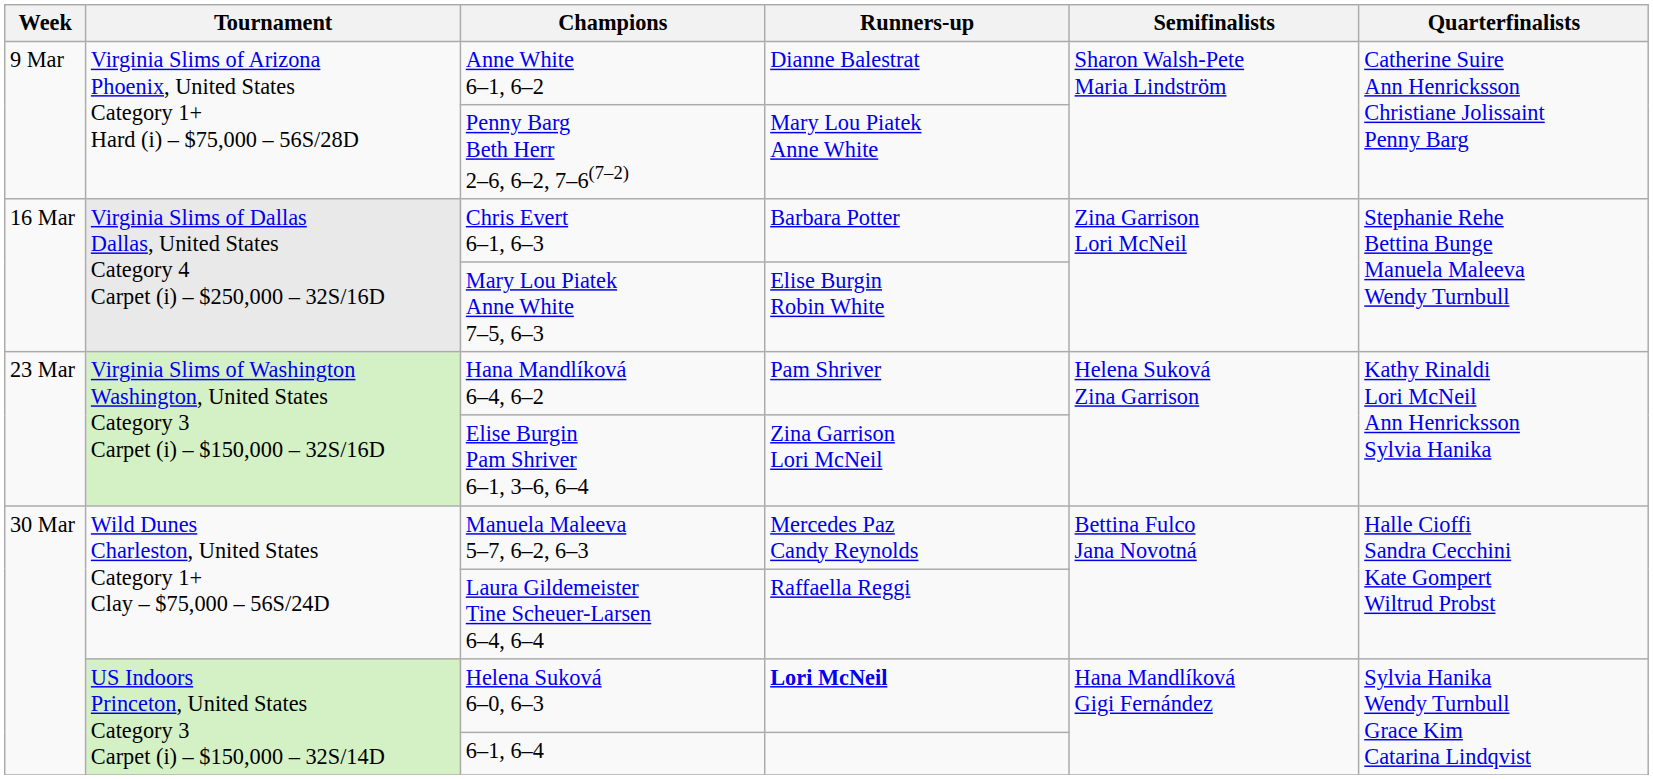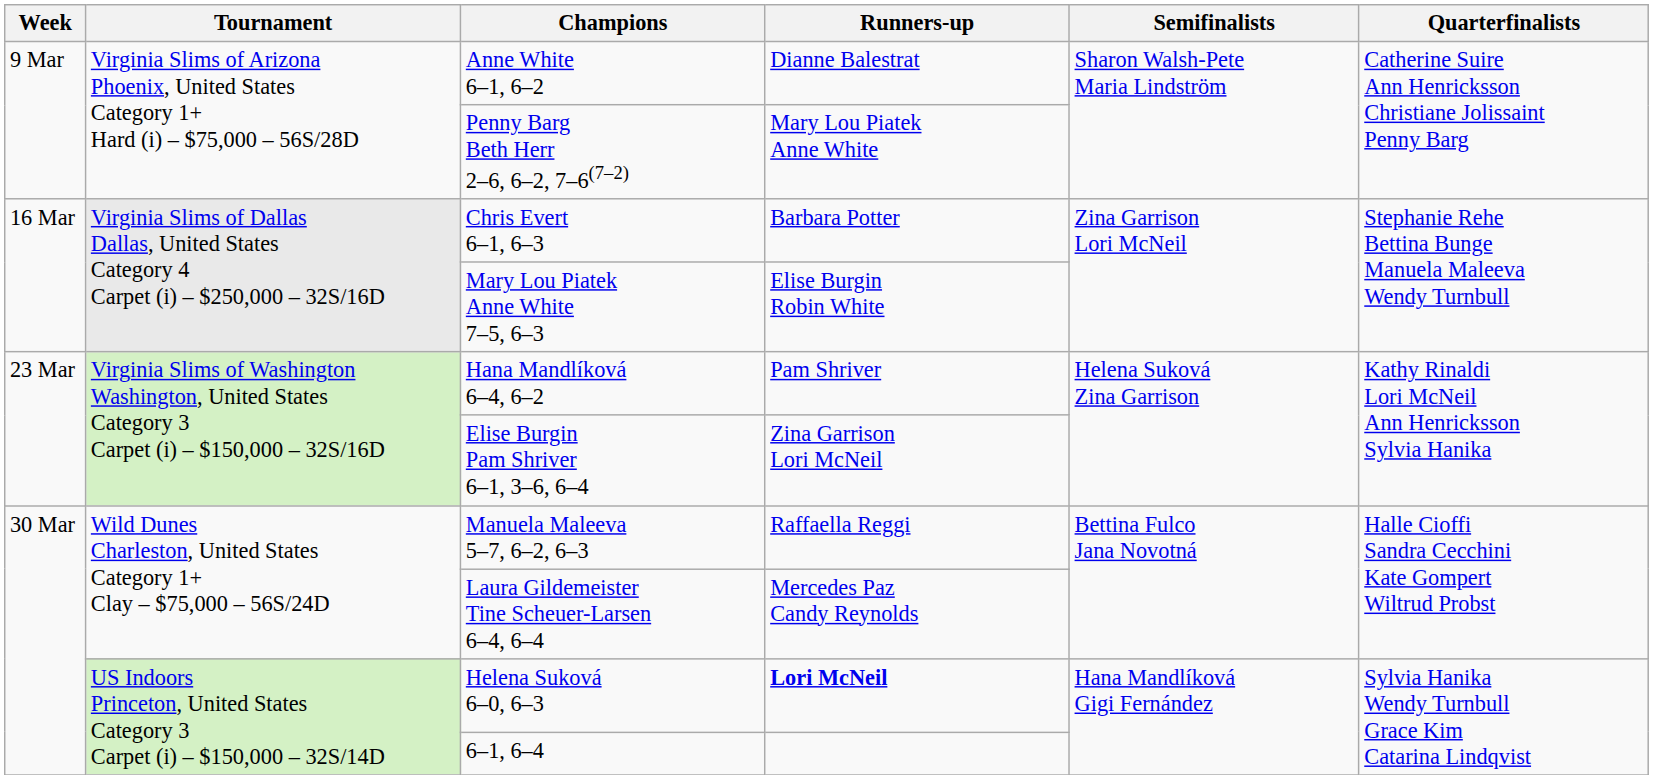(844, 536) Mercedes Paz Candy Reynolds -> (840, 523) Raffaella Reggi
(840, 586) Raffaella Reggi -> (844, 600) Mercedes Paz Candy Reynolds
